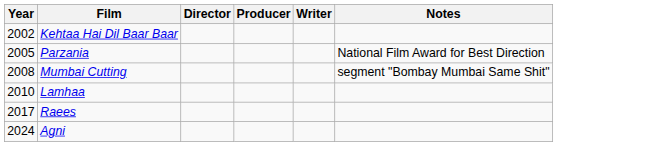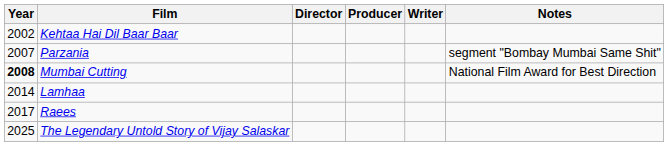(21, 53) 2005 -> (21, 53) 2007
(441, 53) National Film Award for Best Direction -> (555, 53) segment "Bombay Mumbai Same Shit"
(21, 72) normal -> (21, 72) bold
(443, 72) segment "Bombay Mumbai Same Shit" -> (552, 72) National Film Award for Best Direction
(21, 92) 2010 -> (21, 92) 2014
- row: (53, 131)
+ row: (165, 131)
